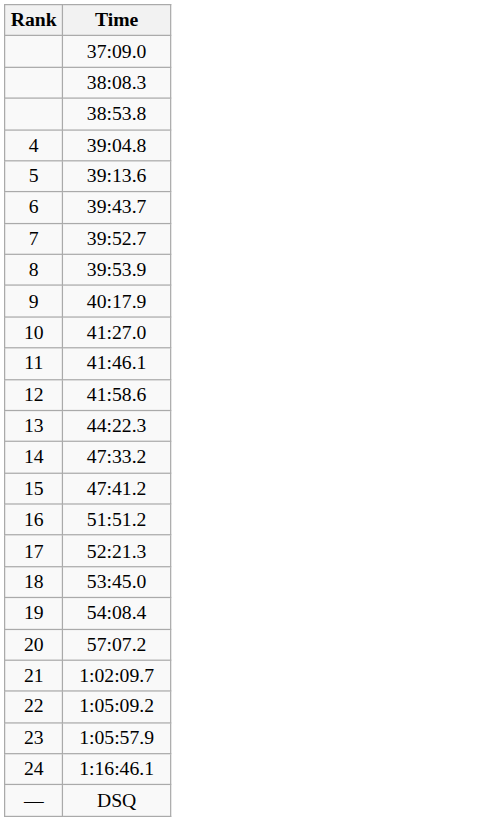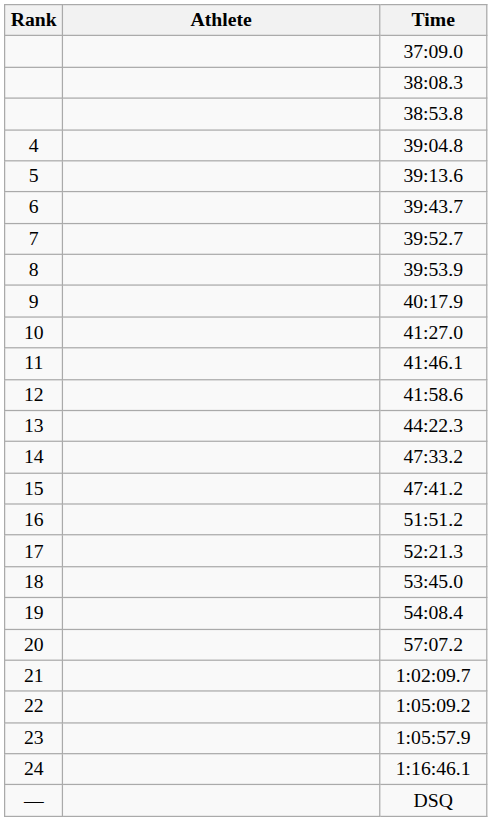+ column: (221, 20)
